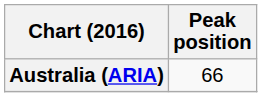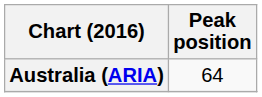(212, 75) 66 -> (212, 75) 64
